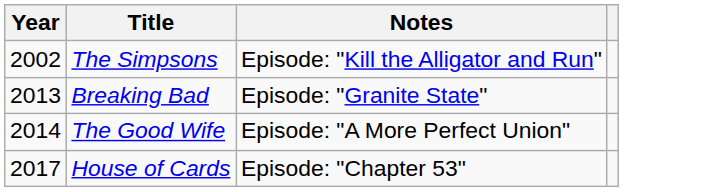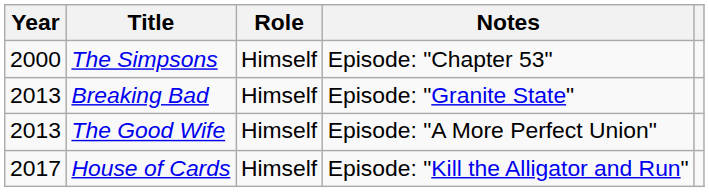+ column: (279, 22)
(35, 58) 2002 -> (35, 58) 2000
(421, 58) Episode: "Kill the Alligator and Run" -> (440, 58) Episode: "Chapter 53"
(35, 131) 2014 -> (35, 131) 2013
(353, 167) Episode: "Chapter 53" -> (508, 167) Episode: "Kill the Alligator and Run"
